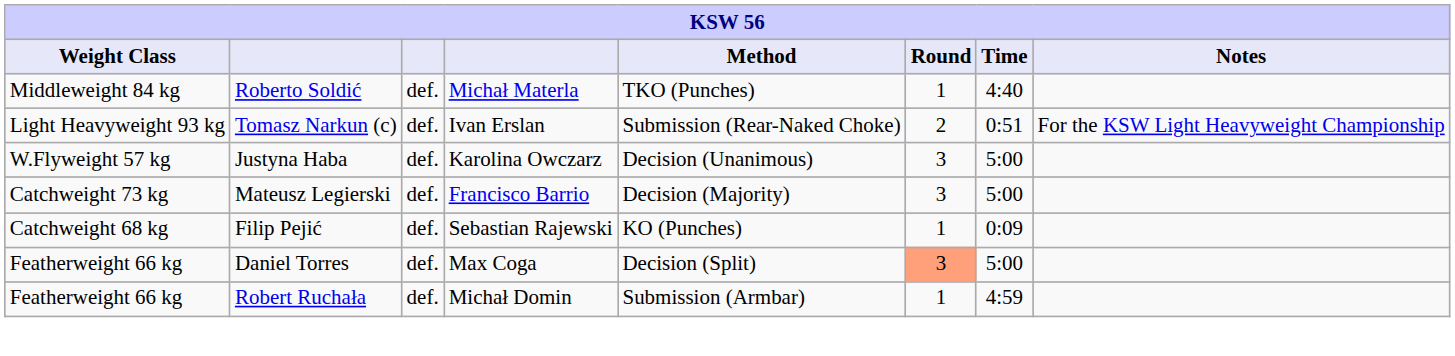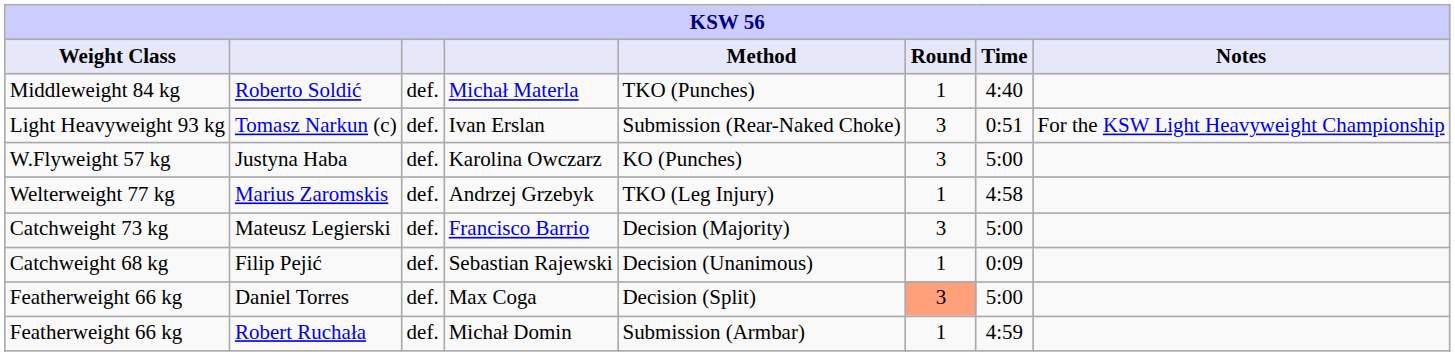(941, 125) 2 -> (941, 125) 3
(718, 159) Decision (Unanimous) -> (682, 159) KO (Punches)
+ row: (312, 194)
(682, 229) KO (Punches) -> (718, 263) Decision (Unanimous)
